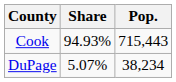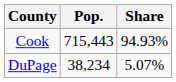columns swapped: (143, 16) <-> (87, 16)
